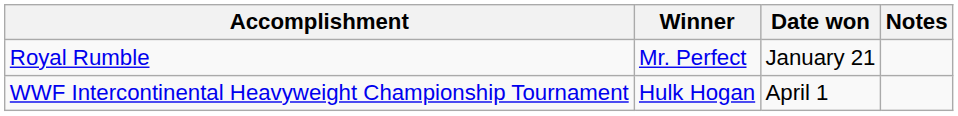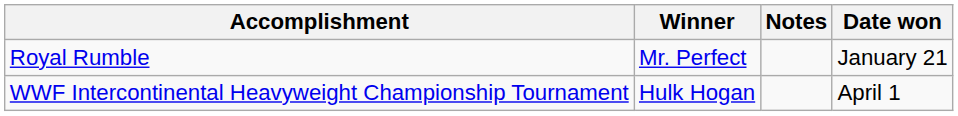columns swapped: (820, 22) <-> (917, 22)
